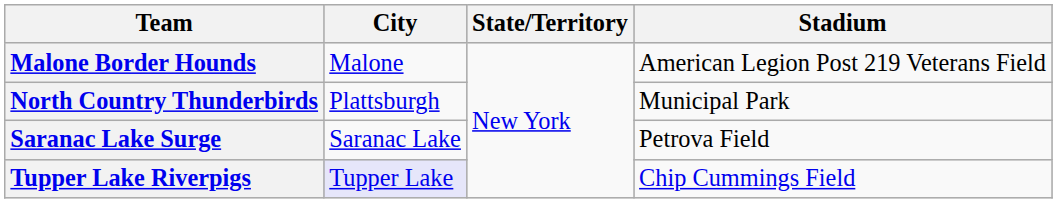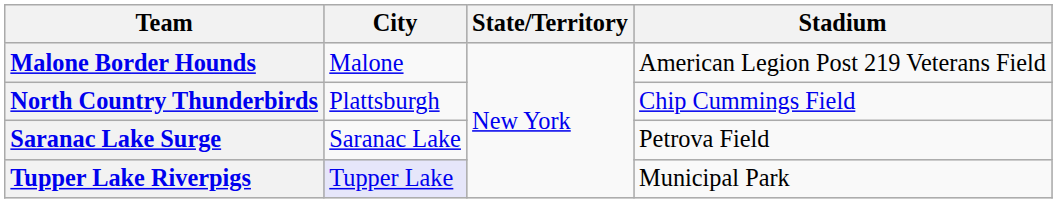(714, 100) Municipal Park -> (747, 100) Chip Cummings Field
(747, 178) Chip Cummings Field -> (714, 178) Municipal Park
